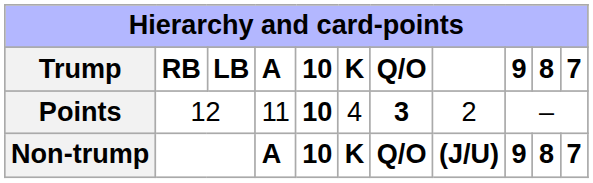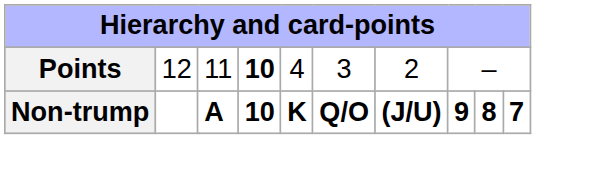- row: (80, 68)
(402, 111) bold -> (344, 68) normal
